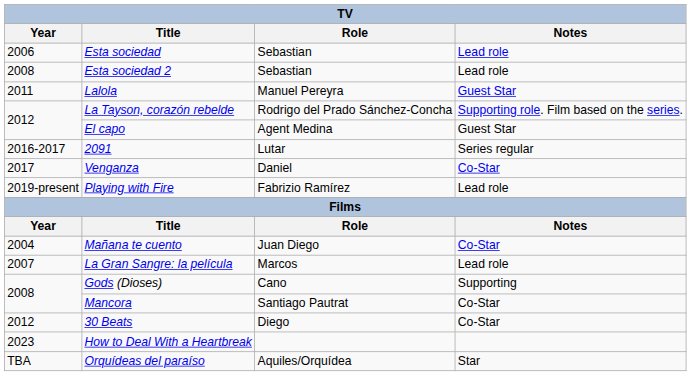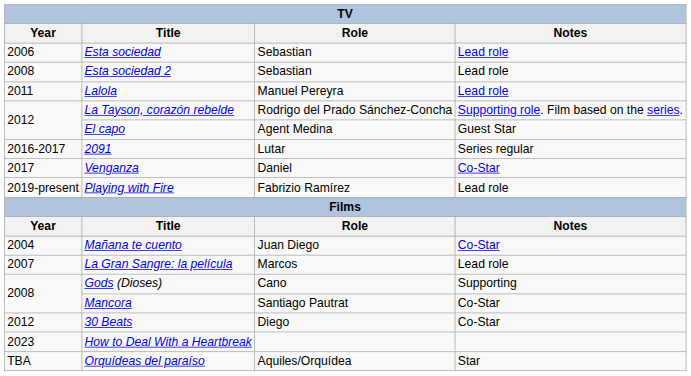(487, 91) Guest Star -> (483, 91) Lead role
